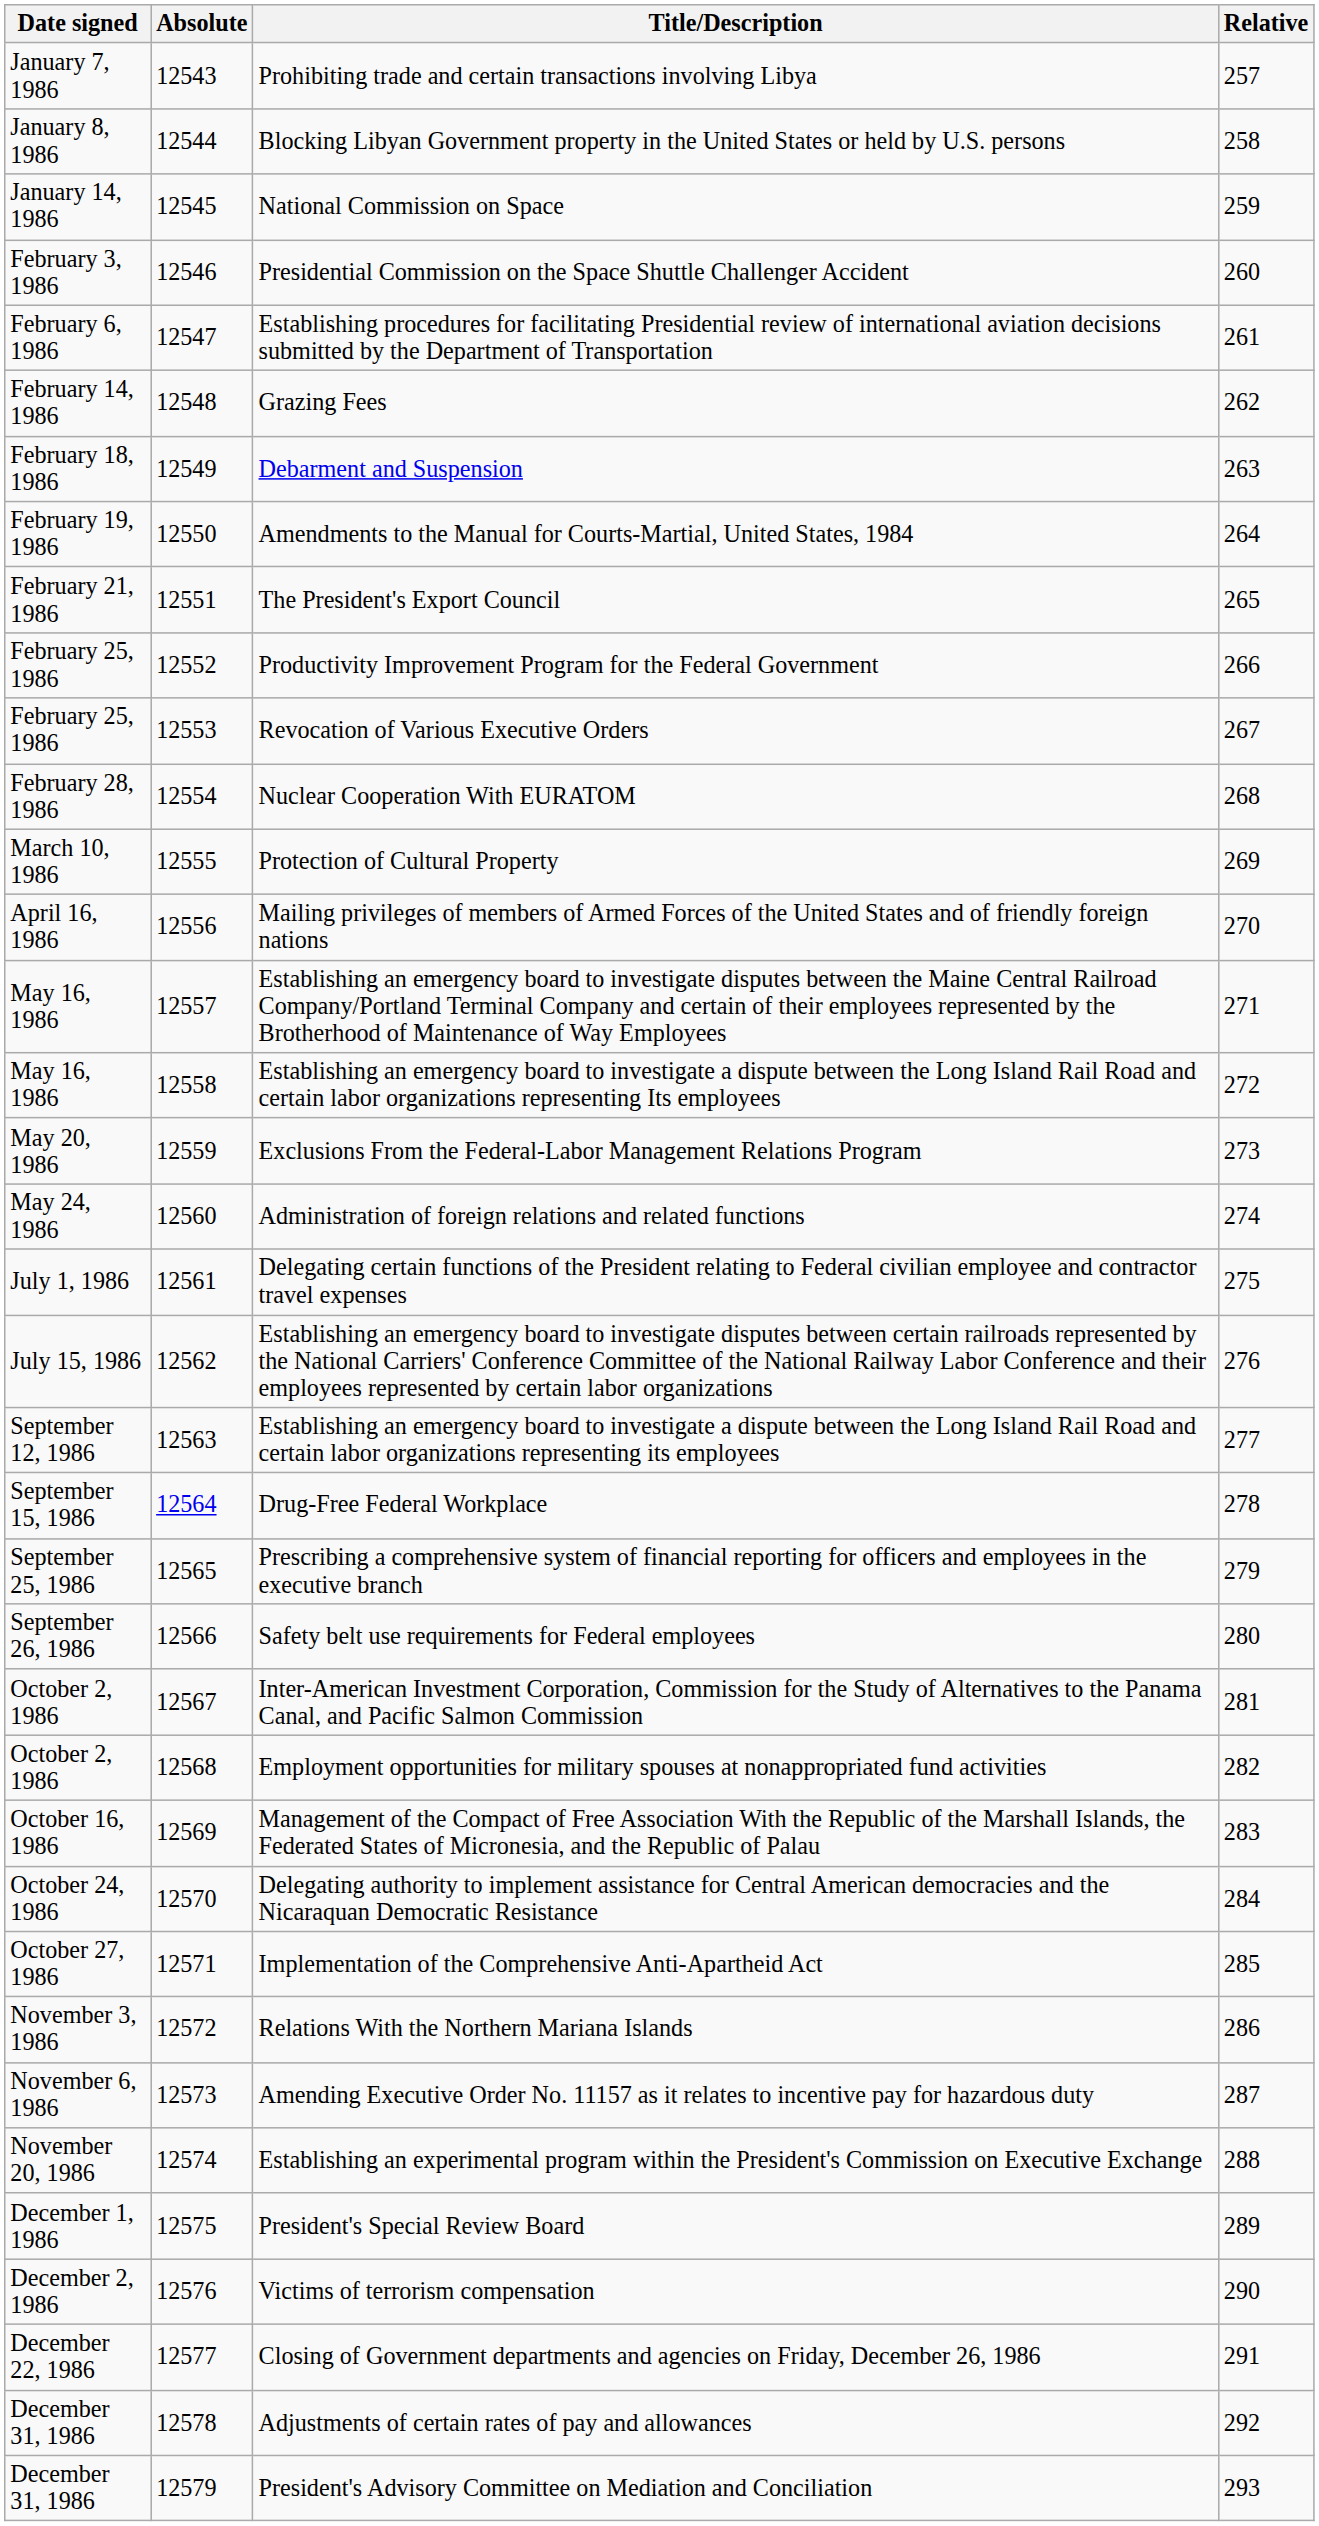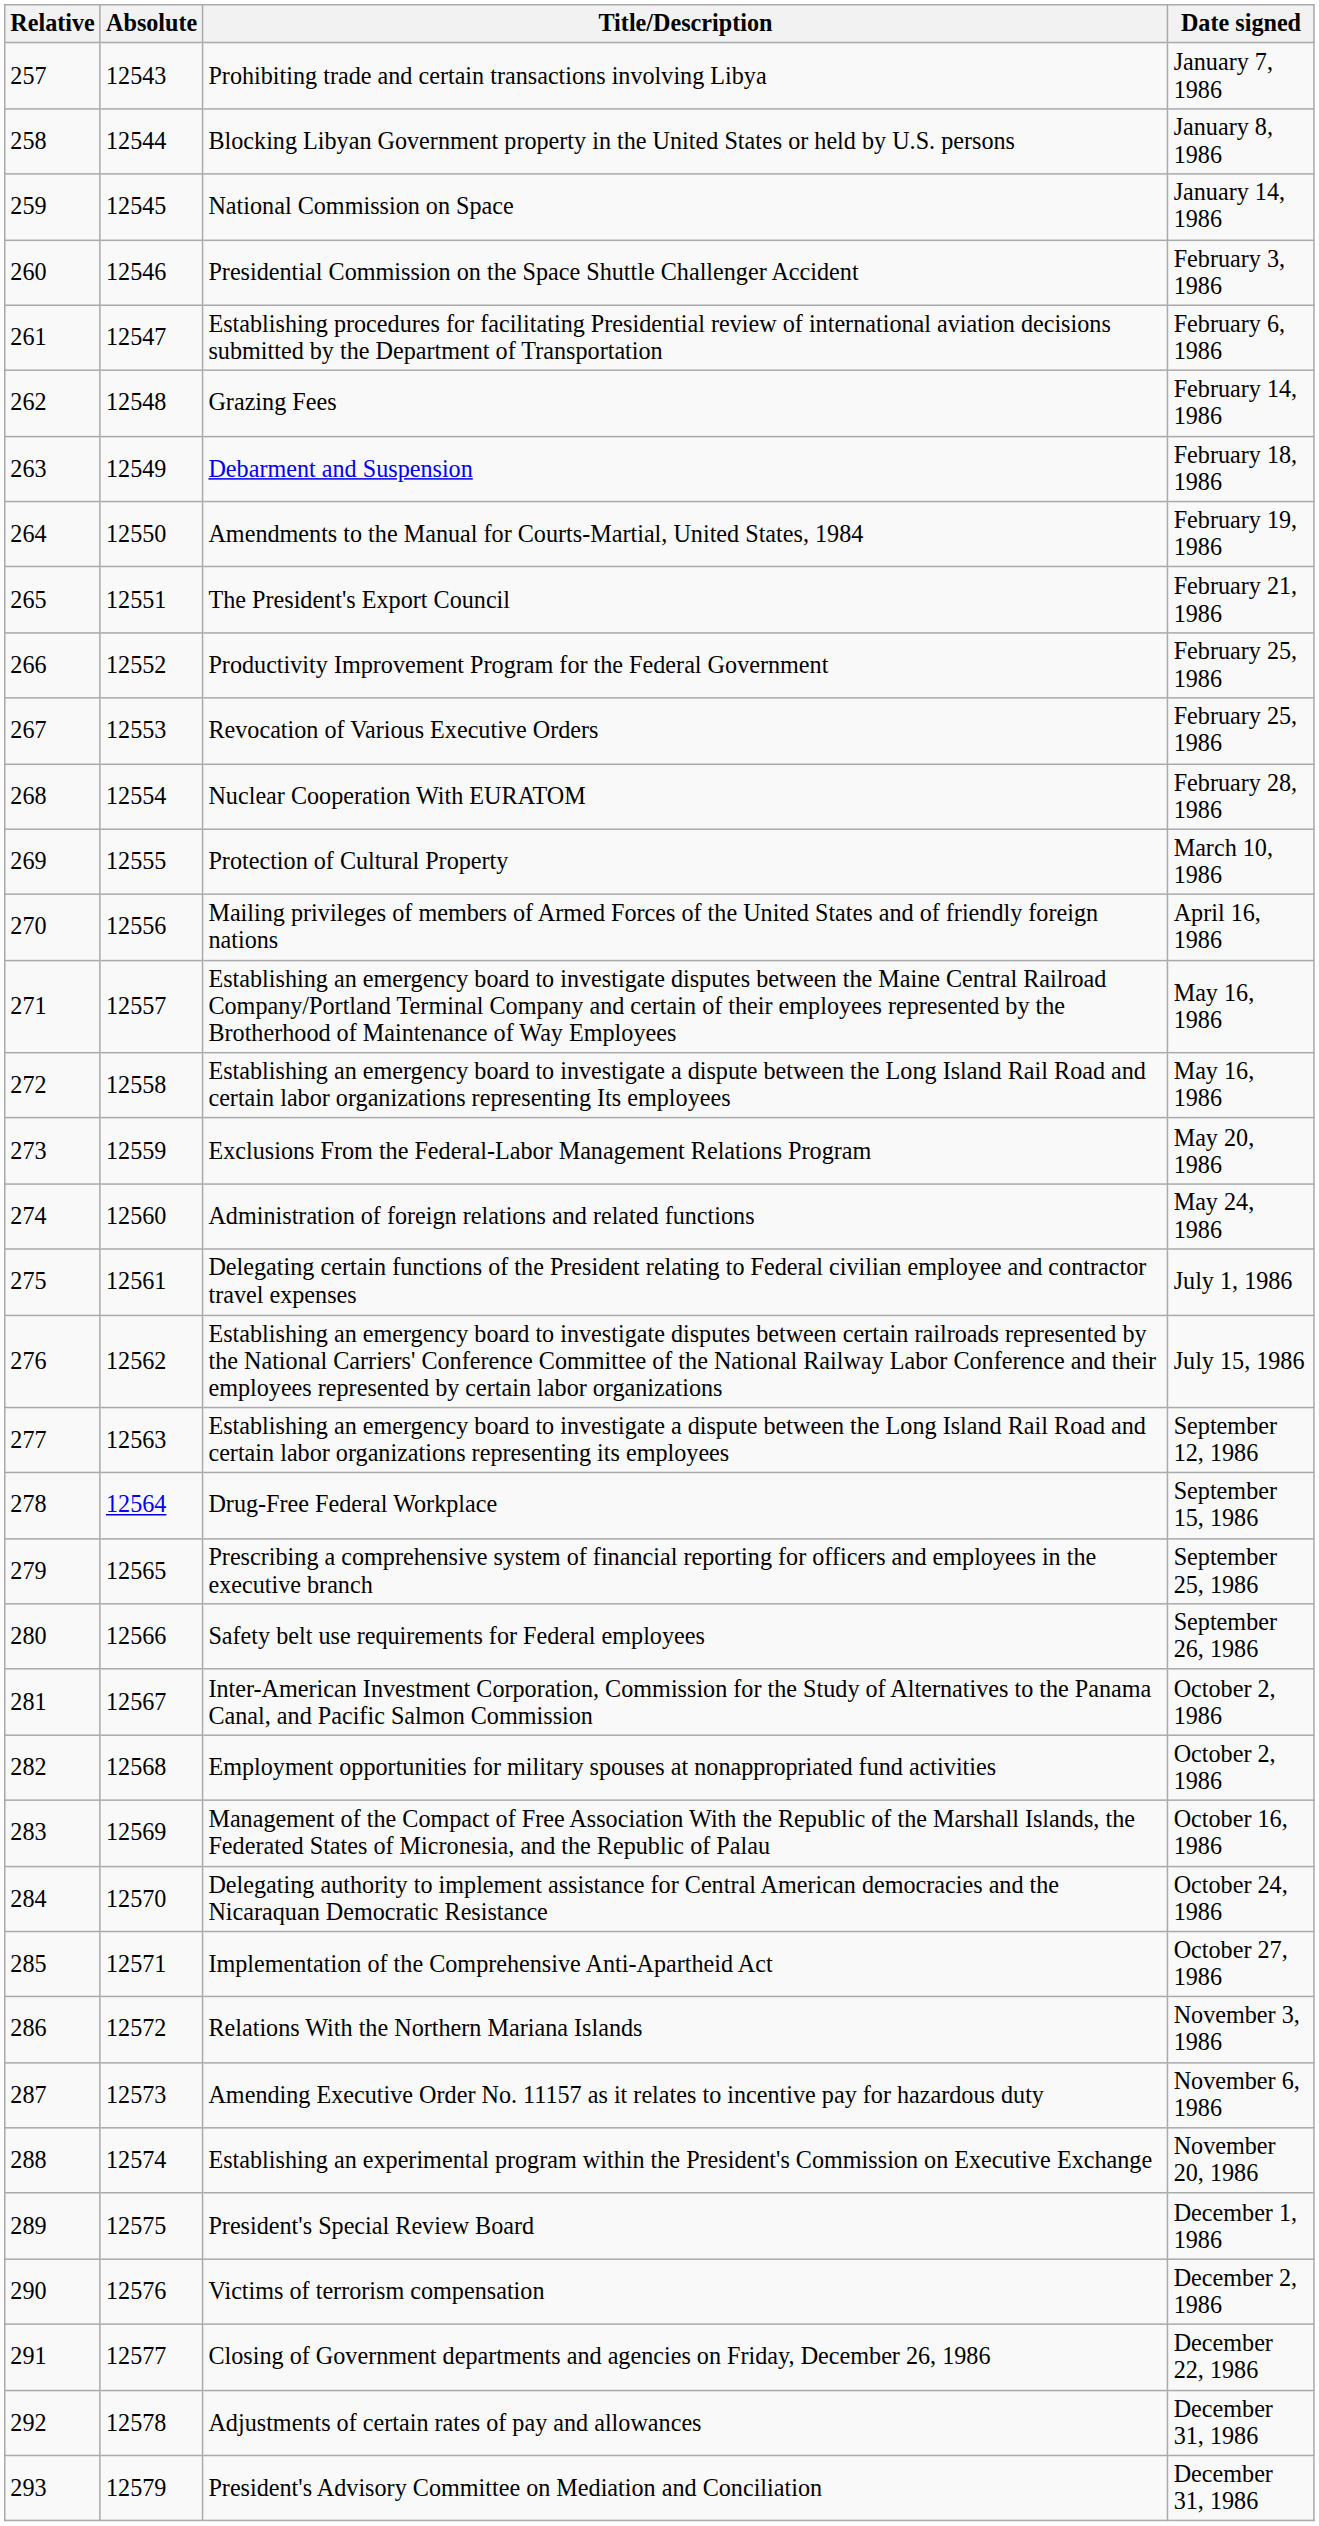columns swapped: (1266, 23) <-> (78, 23)
